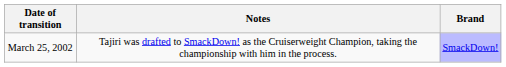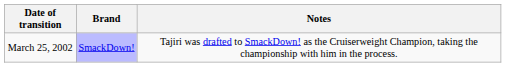columns swapped: (470, 18) <-> (258, 18)
